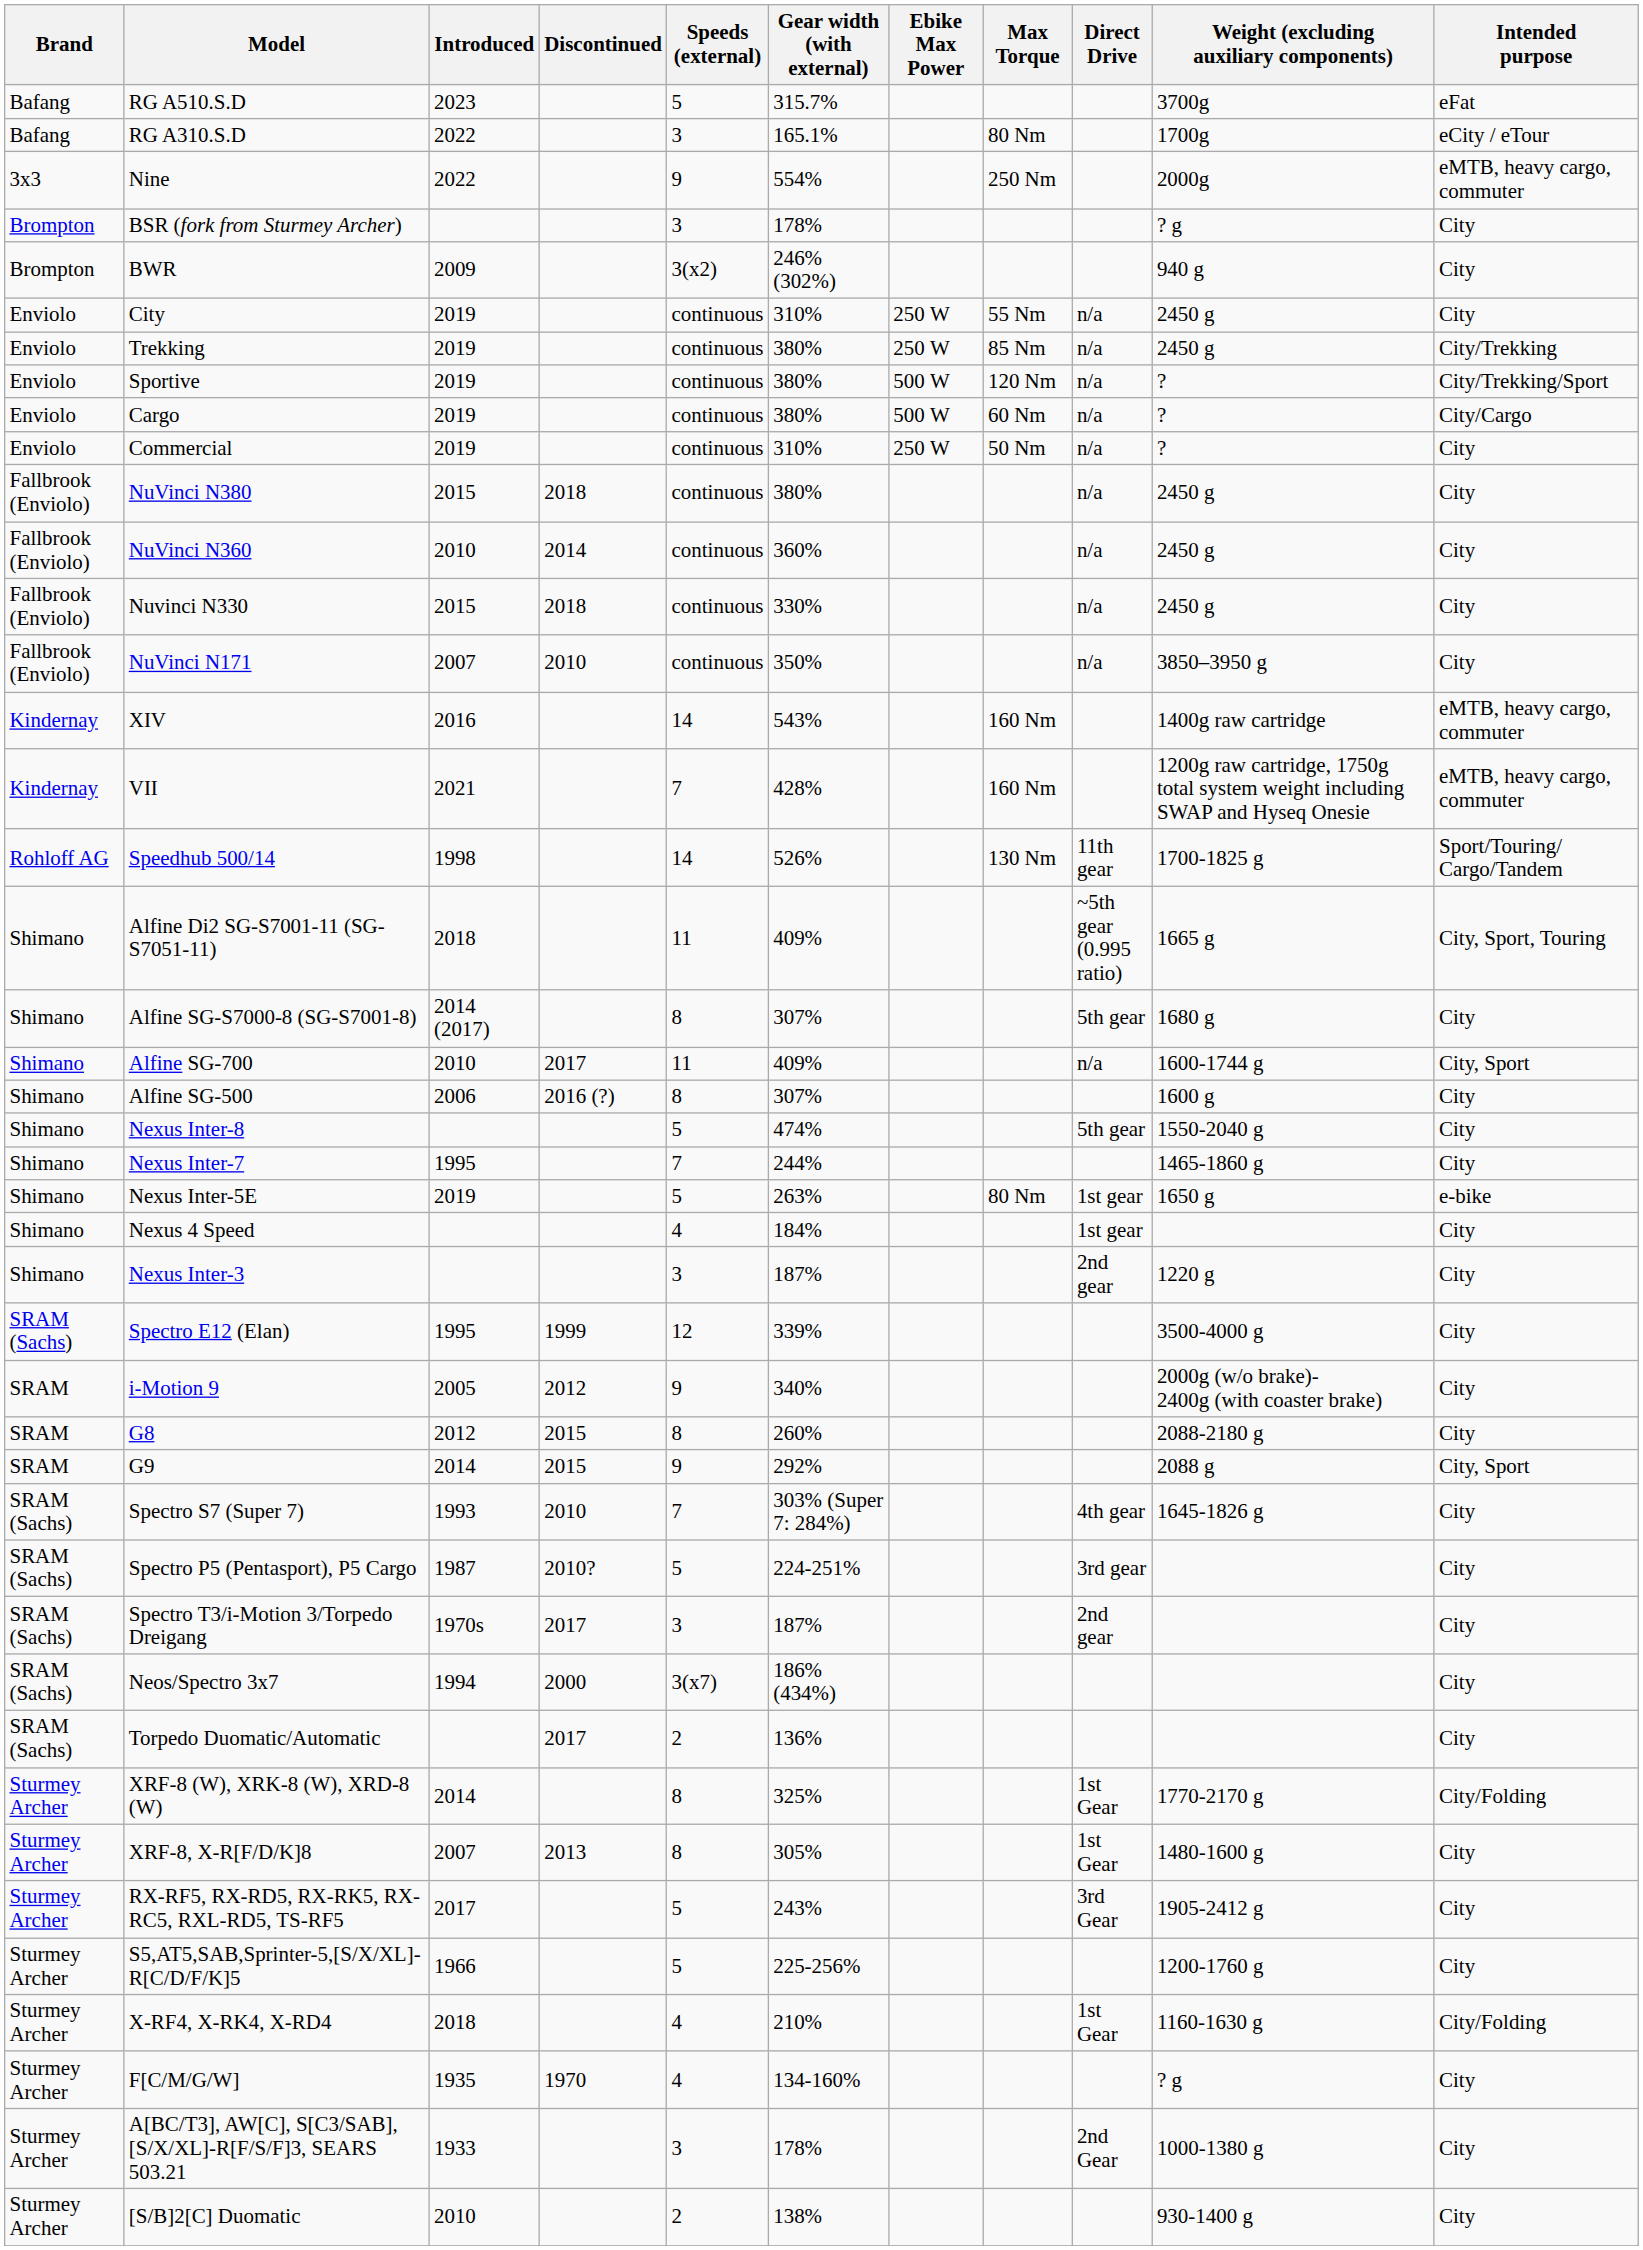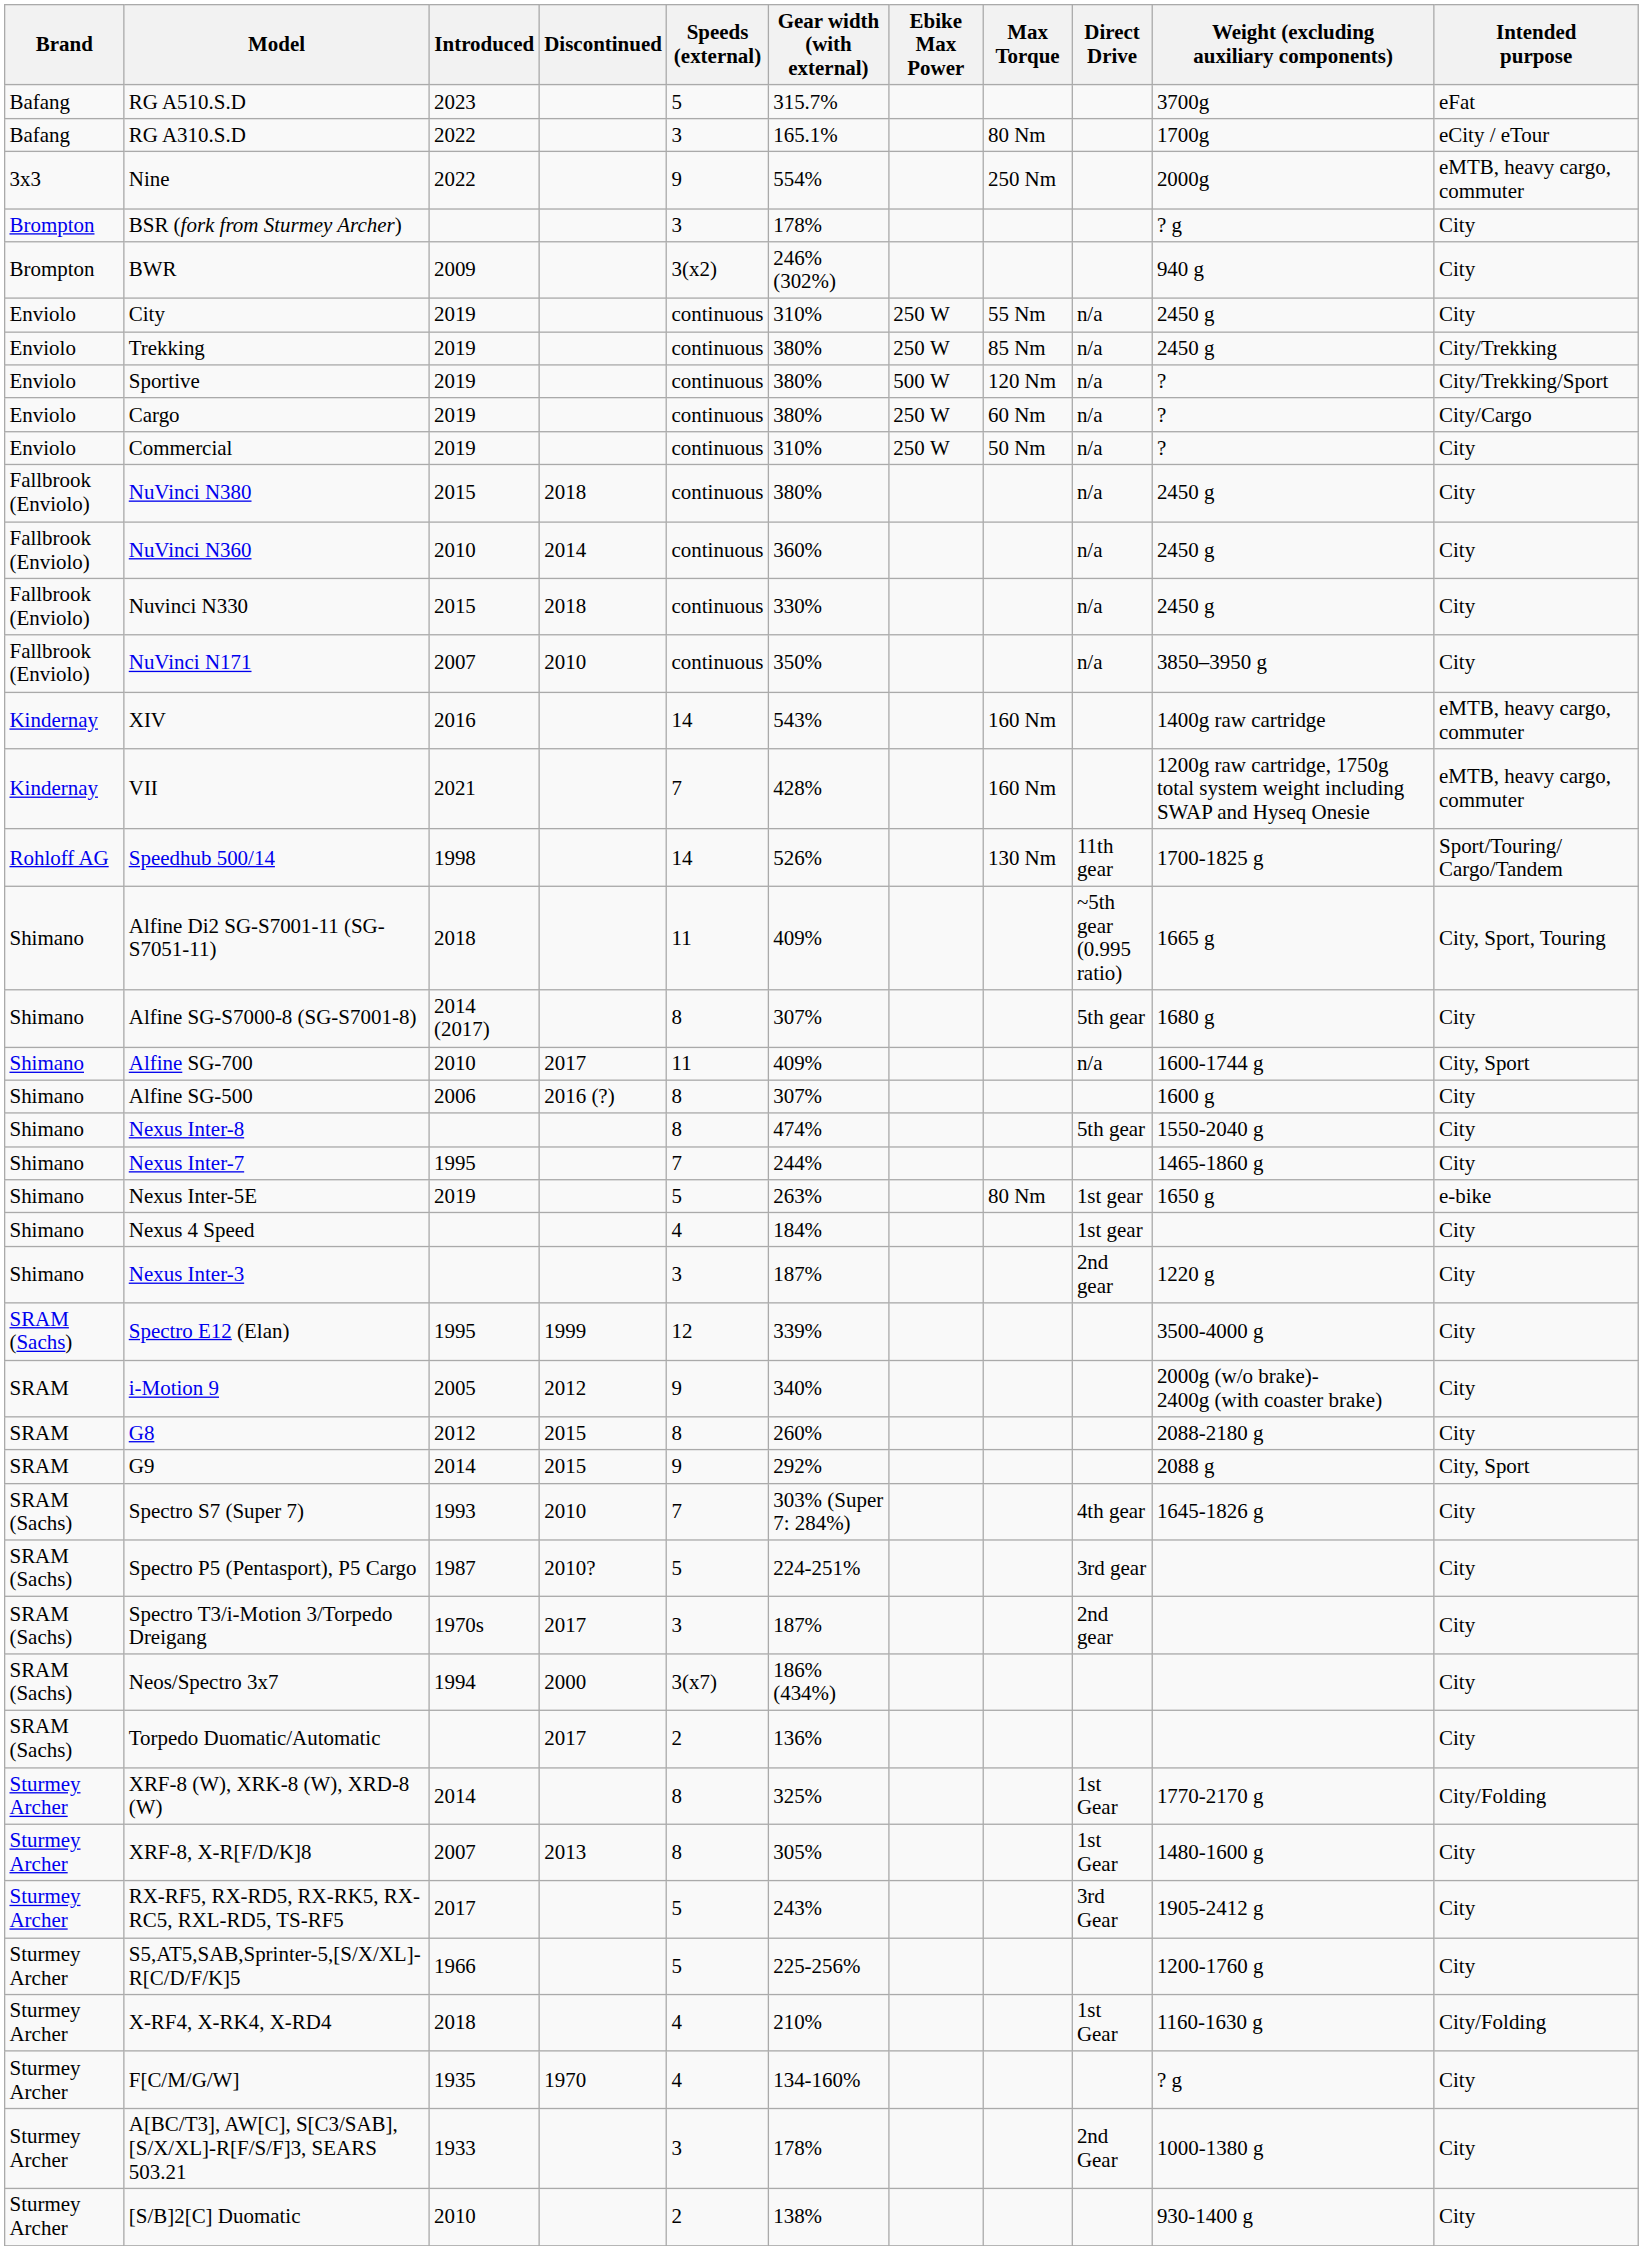(922, 414) 500 W -> (922, 414) 250 W
(677, 1129) 5 -> (677, 1129) 8
